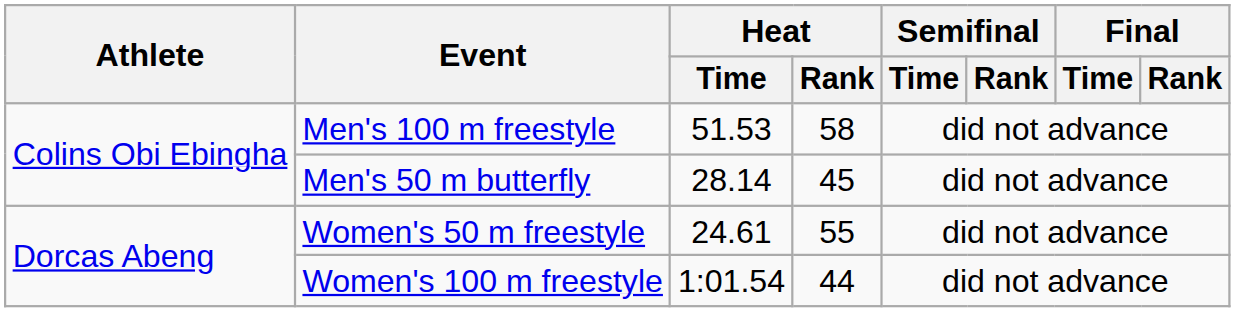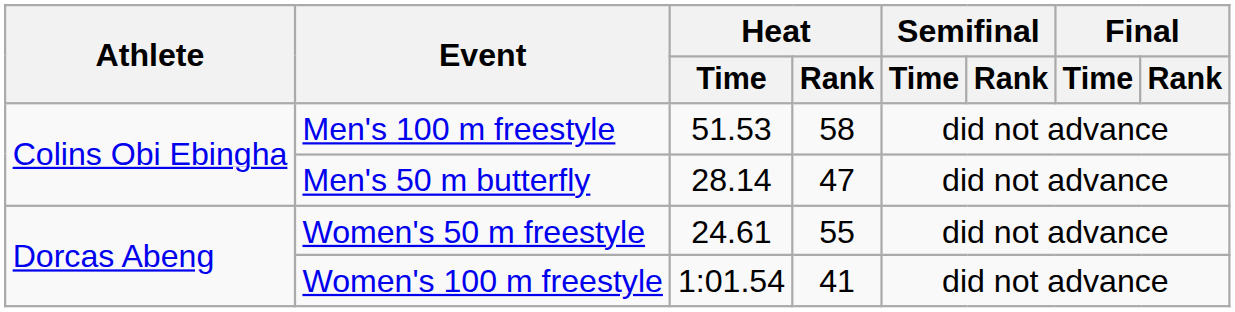(837, 180) 45 -> (837, 180) 47
(837, 282) 44 -> (837, 282) 41
